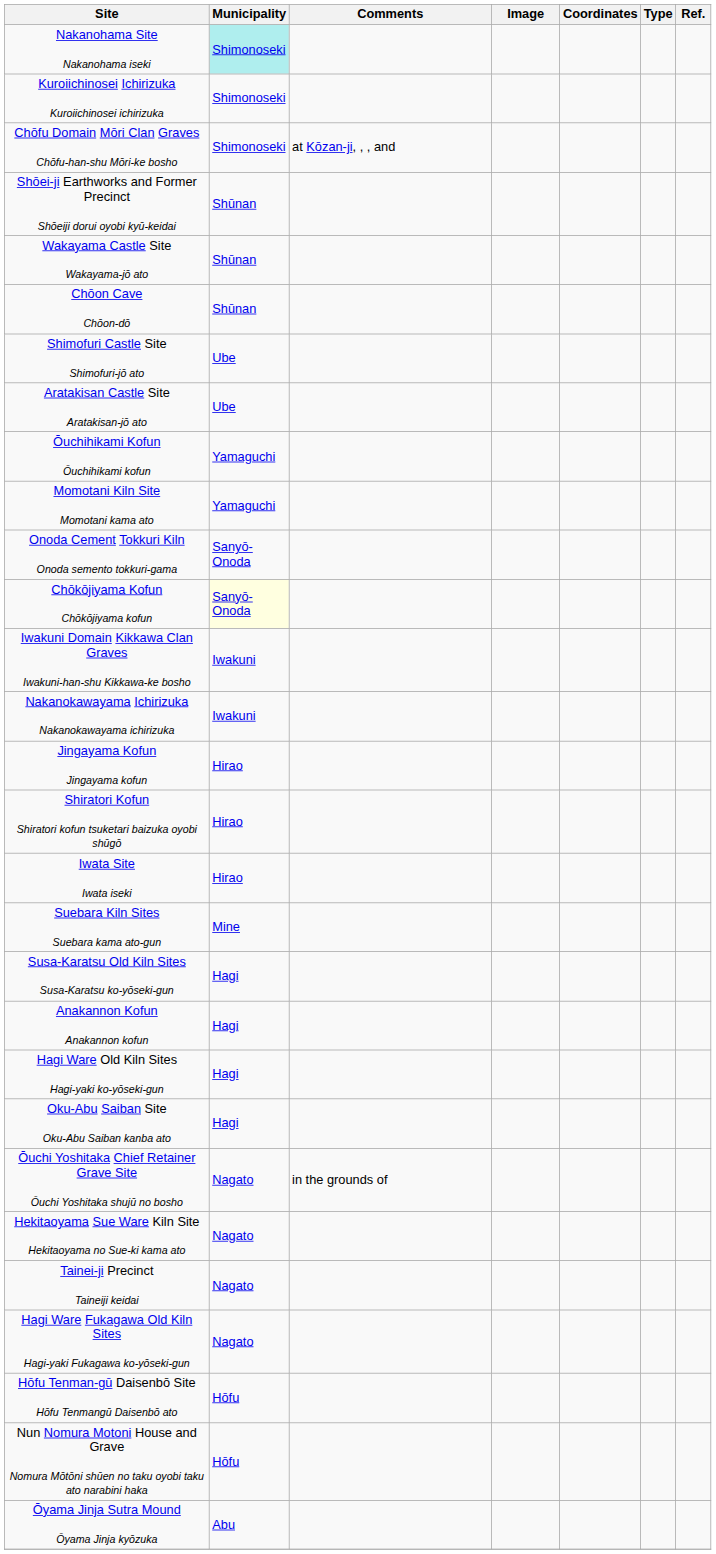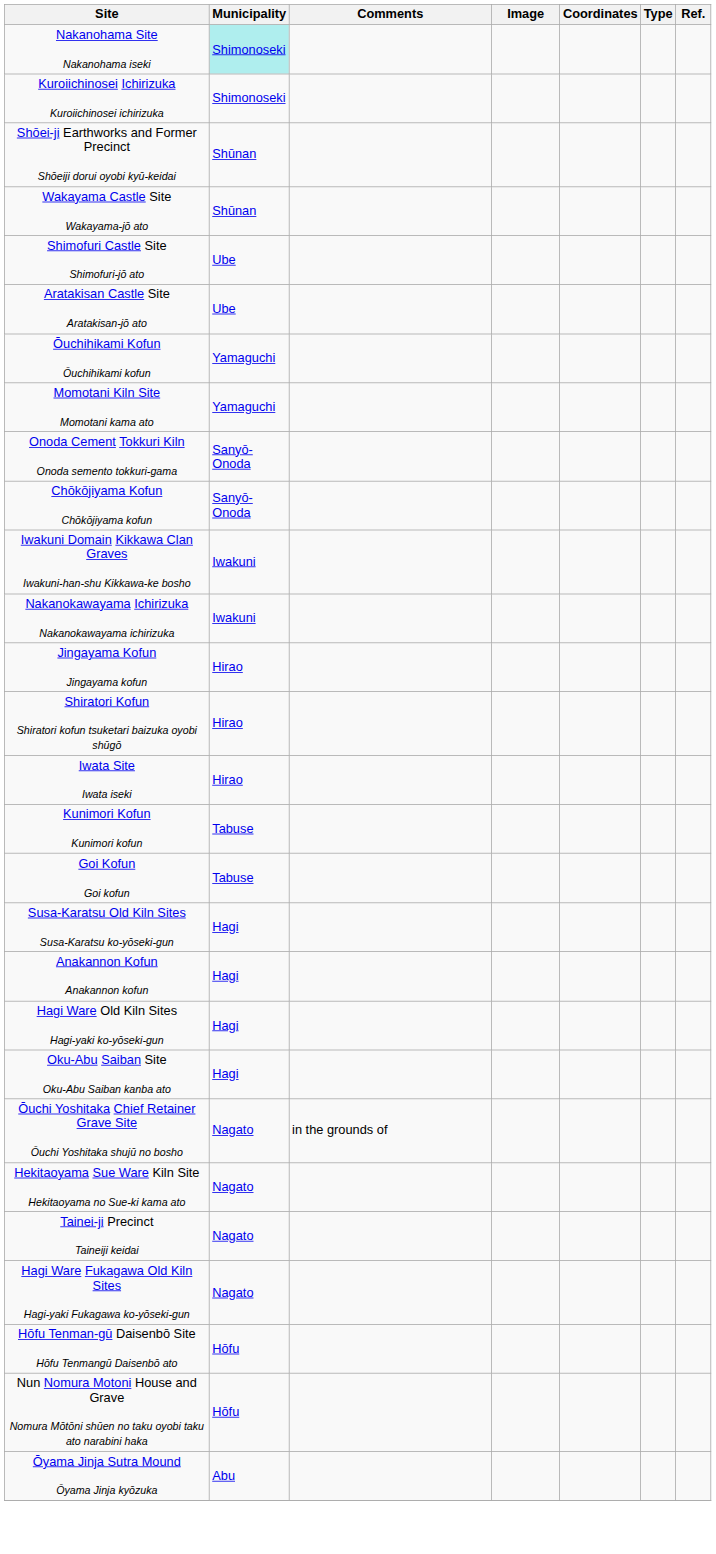- row: (107, 147)
- row: (107, 309)
(233, 603) lightyellow background -> (233, 505) no background
+ row: (107, 829)
+ row: (107, 878)
- row: (107, 927)
